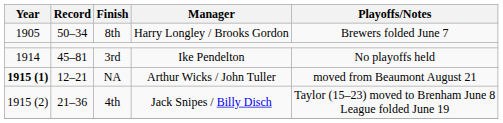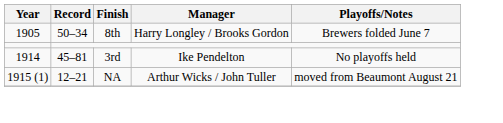(28, 76) bold -> (28, 76) normal
- row: (113, 102)
